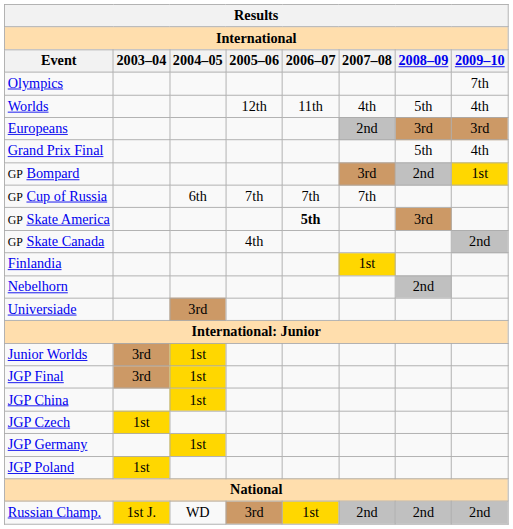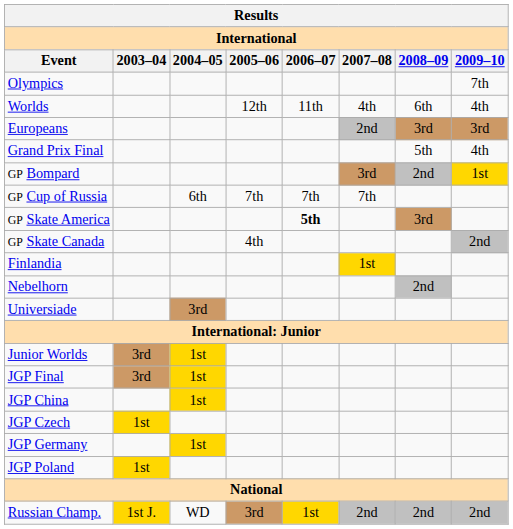(423, 106) 5th -> (423, 106) 6th
